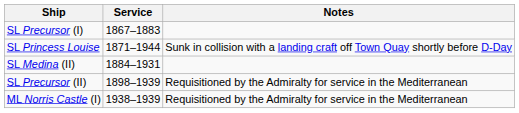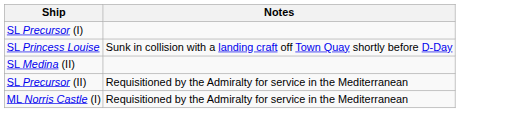- column: (133, 13)
